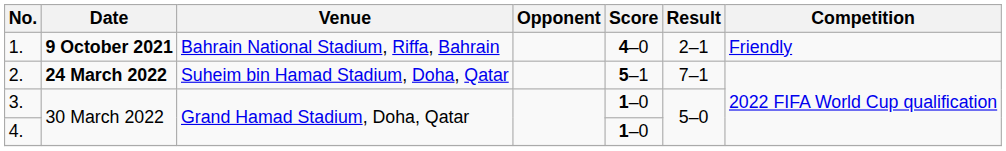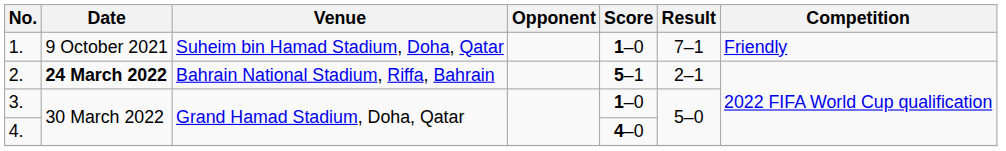(109, 46) bold -> (107, 46) normal
(340, 46) Bahrain National Stadium, Riffa, Bahrain -> (340, 46) Suheim bin Hamad Stadium, Doha, Qatar
(634, 46) 4–0 -> (629, 46) 1–0
(694, 46) 2–1 -> (689, 46) 7–1
(345, 74) Suheim bin Hamad Stadium, Doha, Qatar -> (335, 74) Bahrain National Stadium, Riffa, Bahrain
(694, 74) 7–1 -> (689, 74) 2–1
(634, 131) 1–0 -> (629, 131) 4–0
